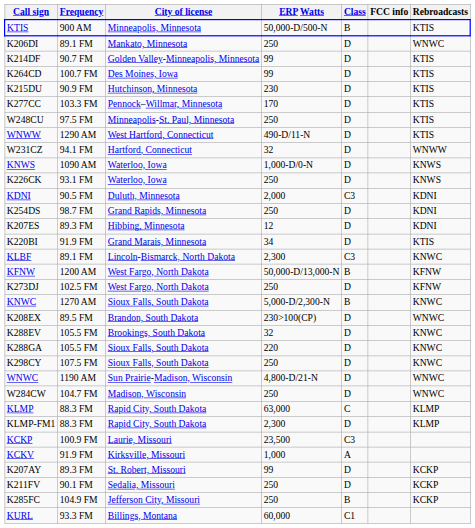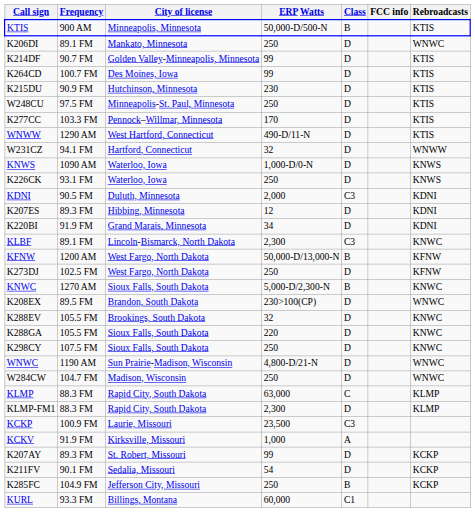rows swapped: (25, 119) <-> (24, 104)
- row: (24, 211)
(423, 241) KTIS -> (425, 226) KDNI
(271, 485) 250 -> (269, 470) 54
